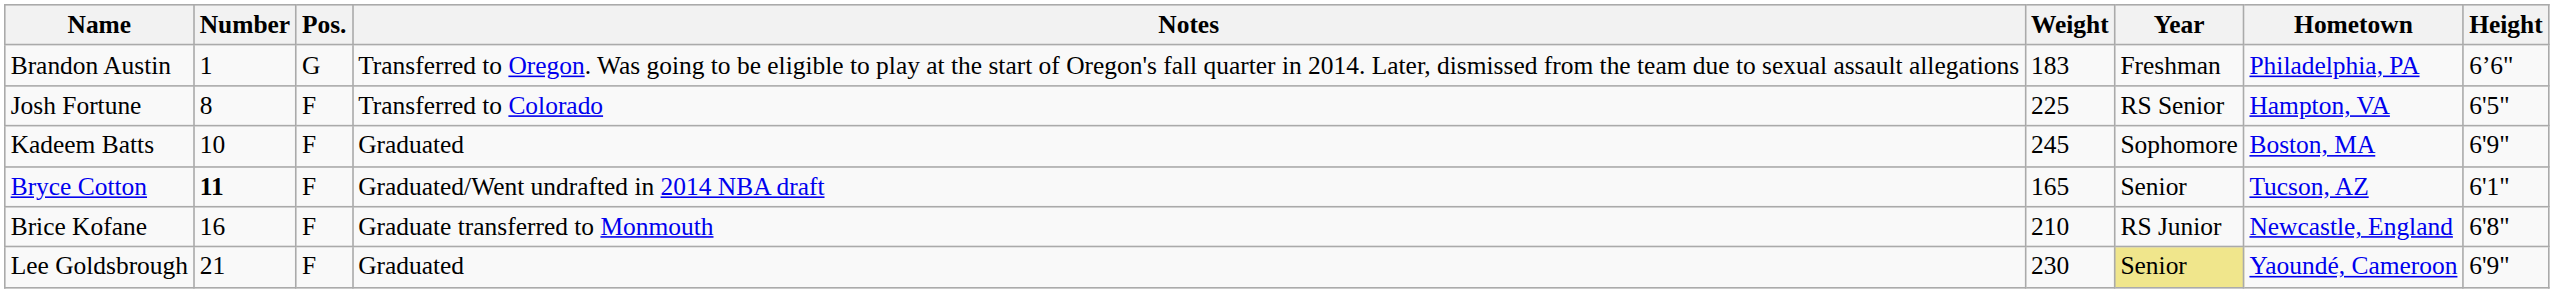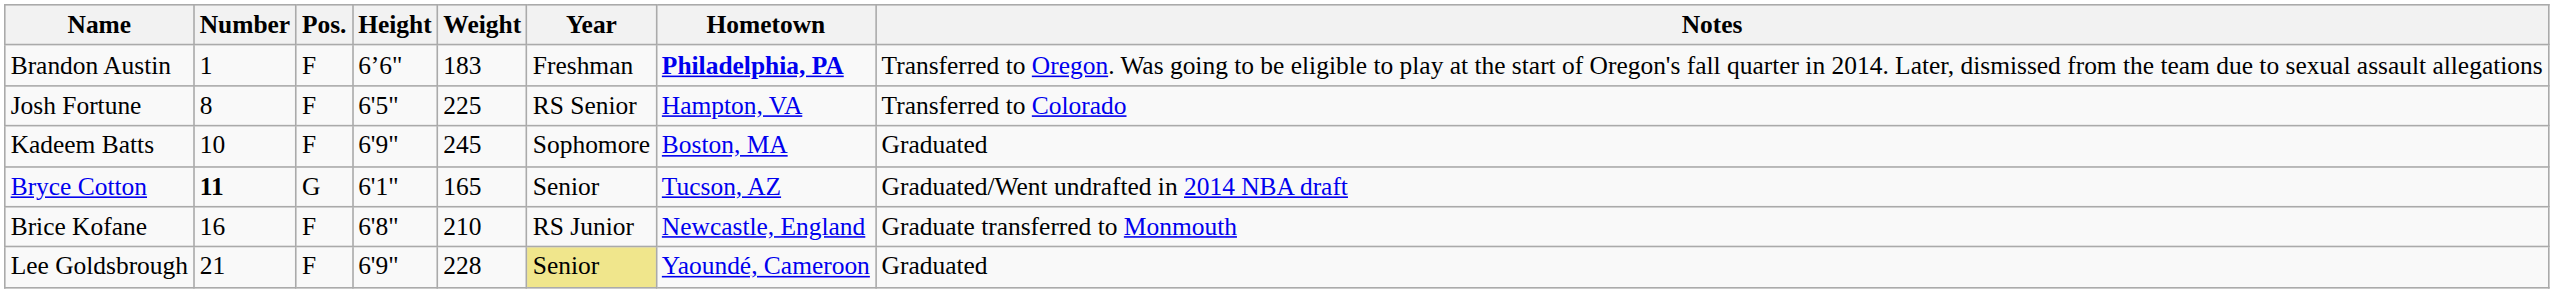columns swapped: (2506, 24) <-> (1189, 24)
(311, 65) G -> (309, 65) F
(2334, 65) normal -> (753, 65) bold
(309, 186) F -> (311, 186) G
(2050, 266) 230 -> (462, 266) 228
